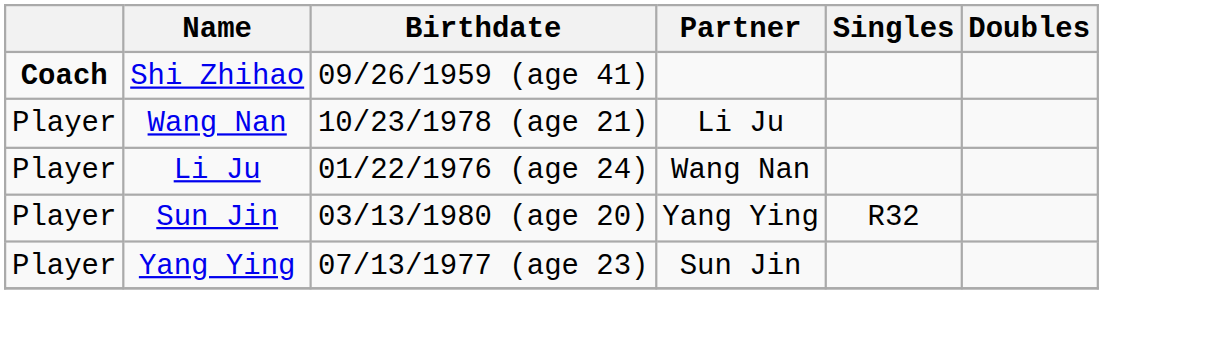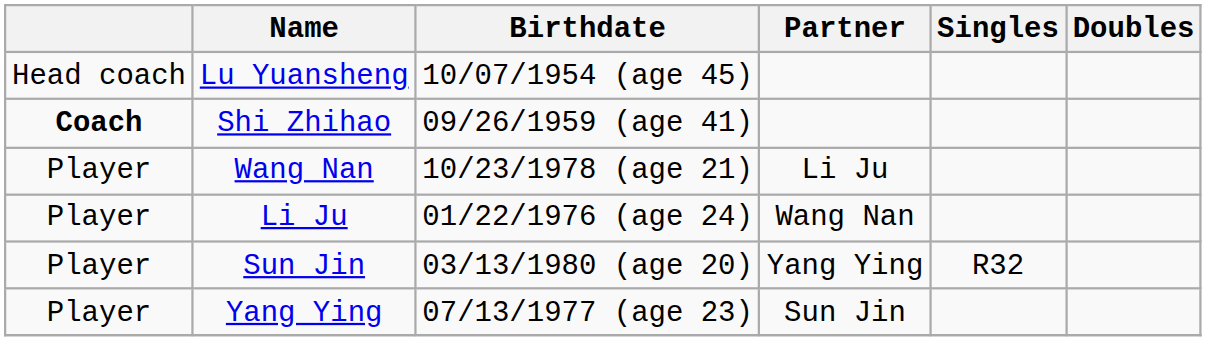+ row: (304, 76)
